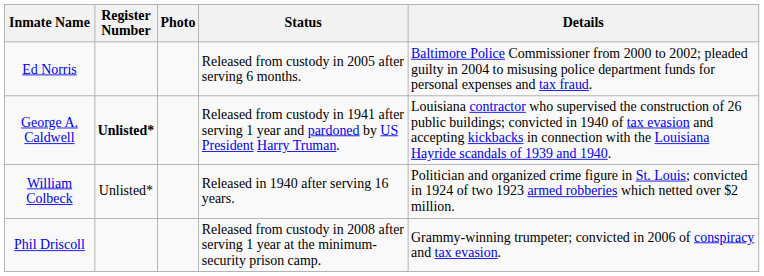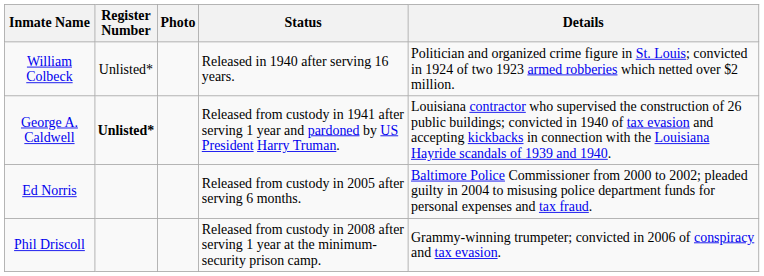rows swapped: (49, 68) <-> (49, 191)
